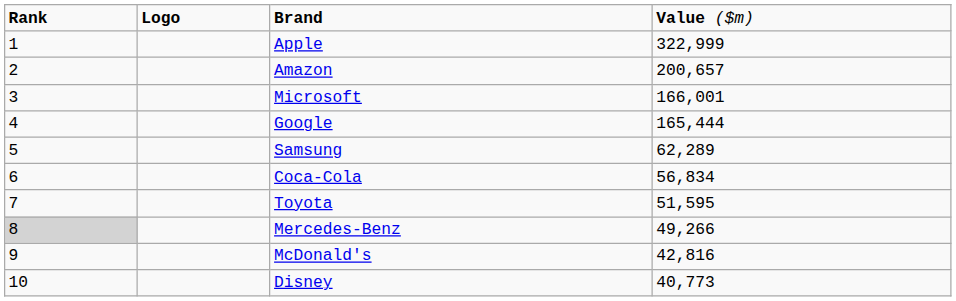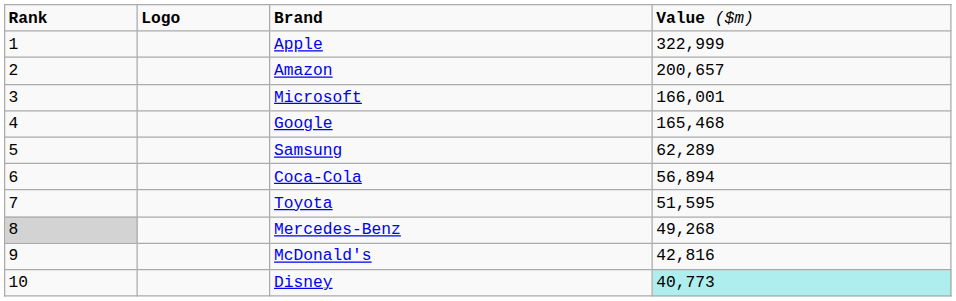(690, 124) 165,444 -> (690, 124) 165,468
(685, 177) 56,834 -> (685, 177) 56,894
(685, 230) 49,266 -> (685, 230) 49,268
(685, 283) no background -> (685, 283) paleturquoise background
